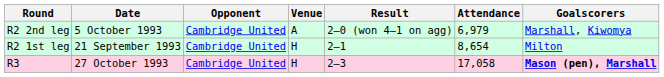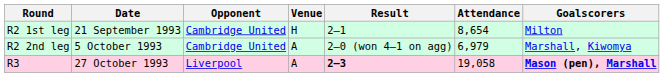rows swapped: (38, 47) <-> (38, 30)
(236, 64) Cambridge United -> (214, 64) Liverpool
(294, 64) H -> (294, 64) A
(337, 64) normal -> (337, 64) bold
(476, 64) 17,058 -> (476, 64) 19,058
